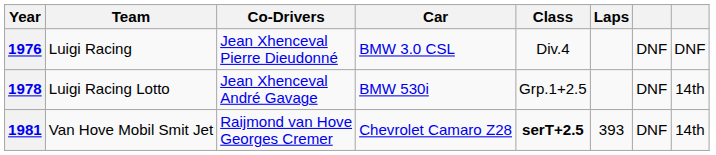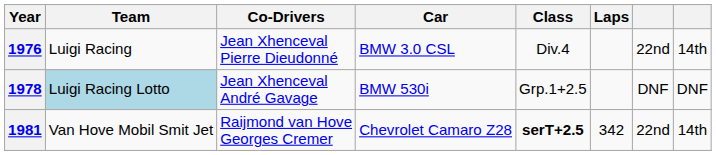(652, 49) DNF -> (653, 49) 22nd
(690, 49) DNF -> (692, 49) 14th
(109, 90) no background -> (109, 90) lightblue background
(690, 90) 14th -> (692, 90) DNF
(611, 131) 393 -> (611, 131) 342
(652, 131) DNF -> (653, 131) 22nd
